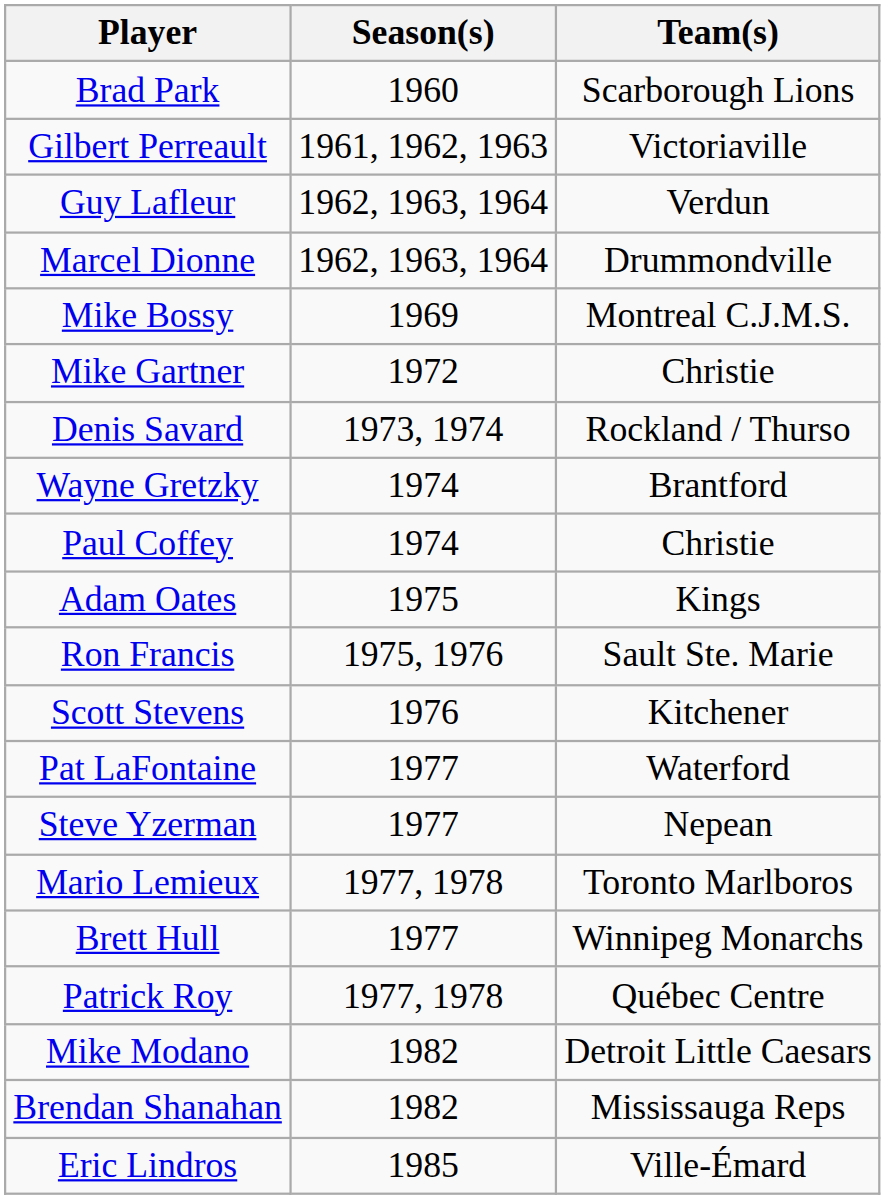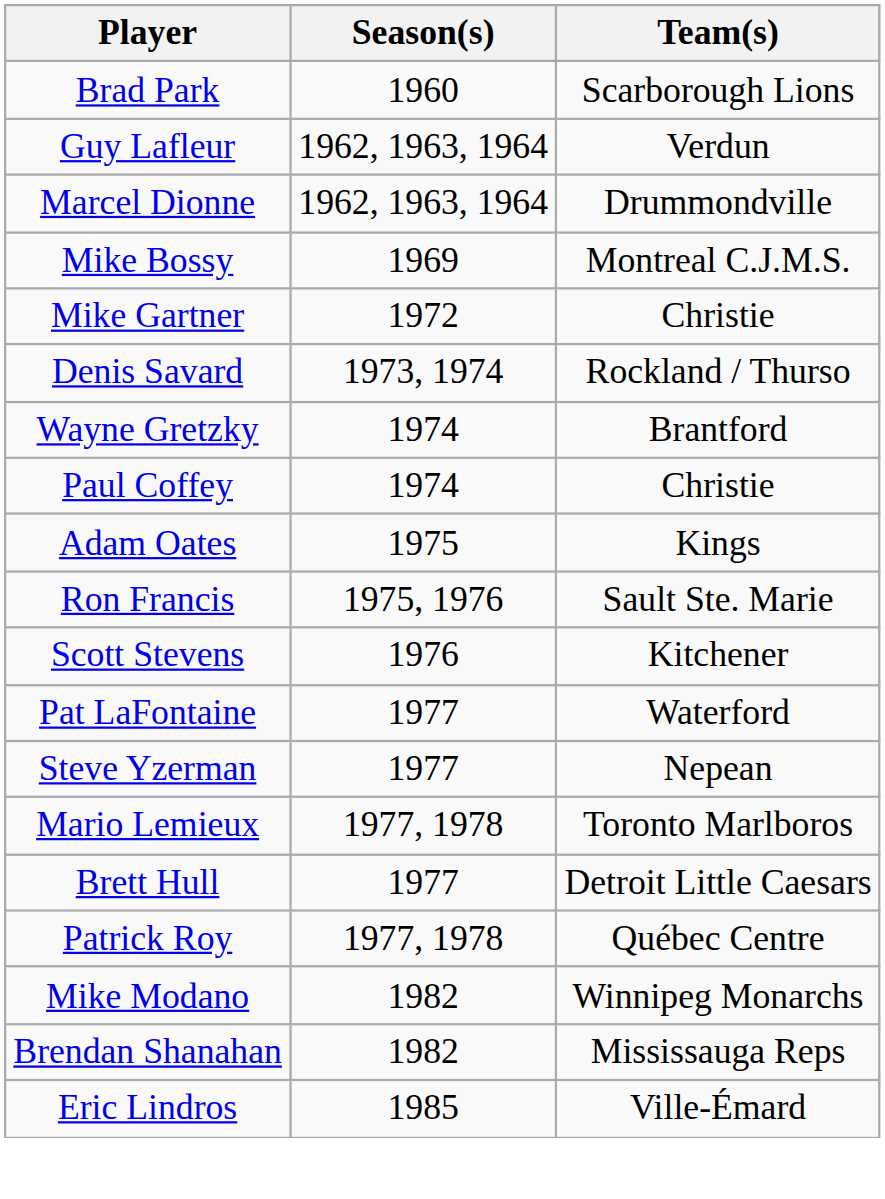- row: (148, 145)
(718, 938) Winnipeg Monarchs -> (718, 881) Detroit Little Caesars
(718, 1051) Detroit Little Caesars -> (718, 994) Winnipeg Monarchs
